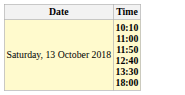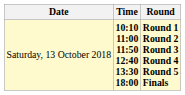+ column: (161, 12)
